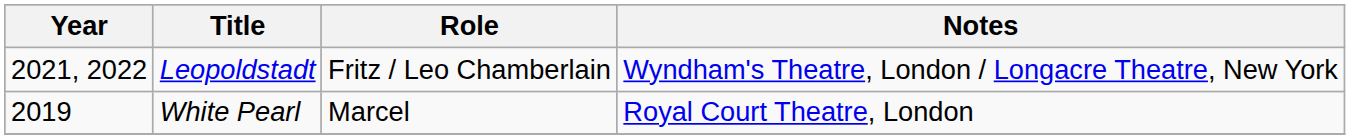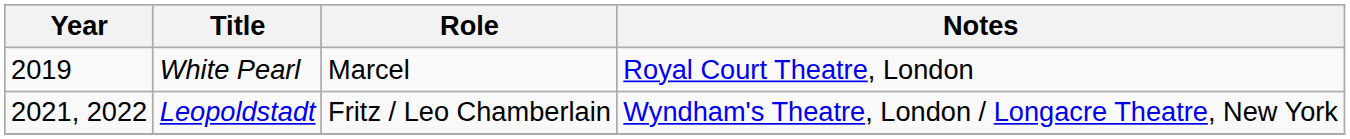rows swapped: (230, 112) <-> (238, 69)
